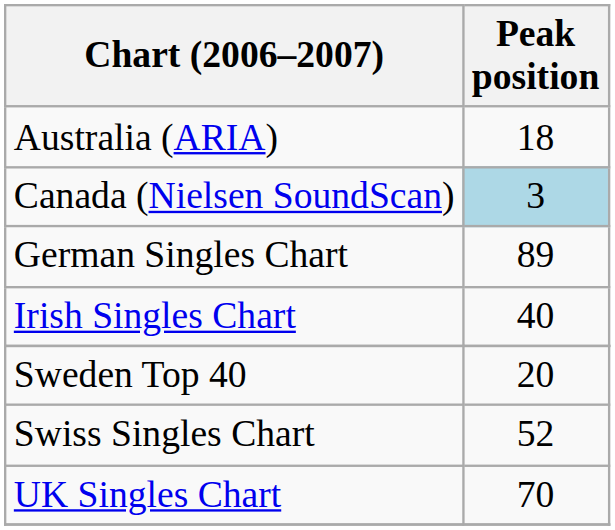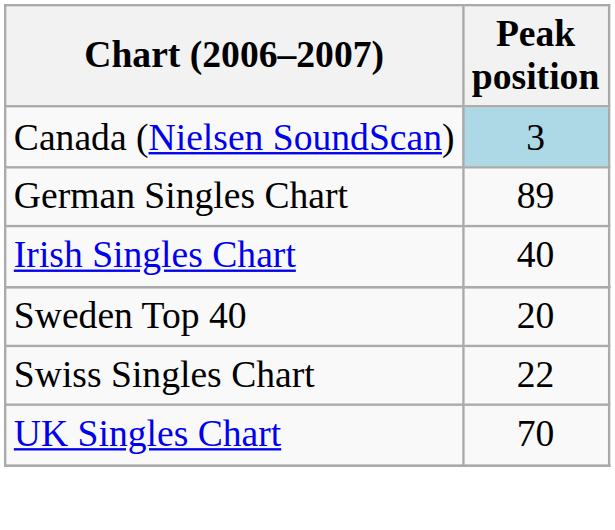- row: (146, 136)
(536, 434) 52 -> (536, 374) 22
